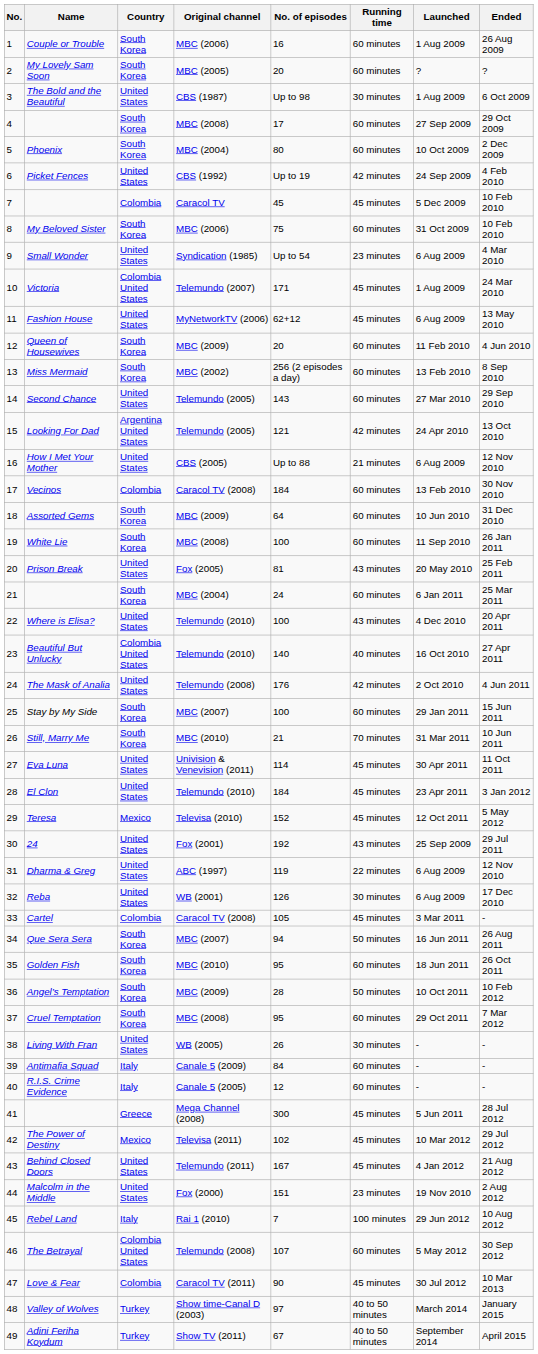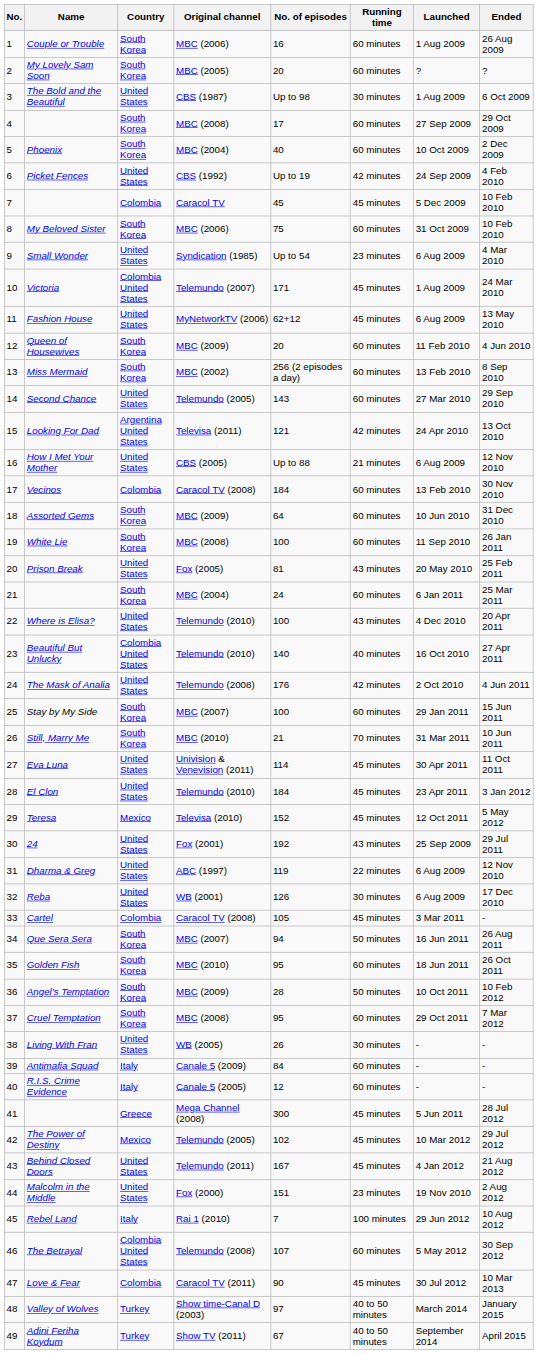(278, 150) 80 -> (278, 150) 40
(215, 431) Telemundo (2005) -> (209, 431) Televisa (2011)
(209, 1139) Televisa (2011) -> (215, 1139) Telemundo (2005)
